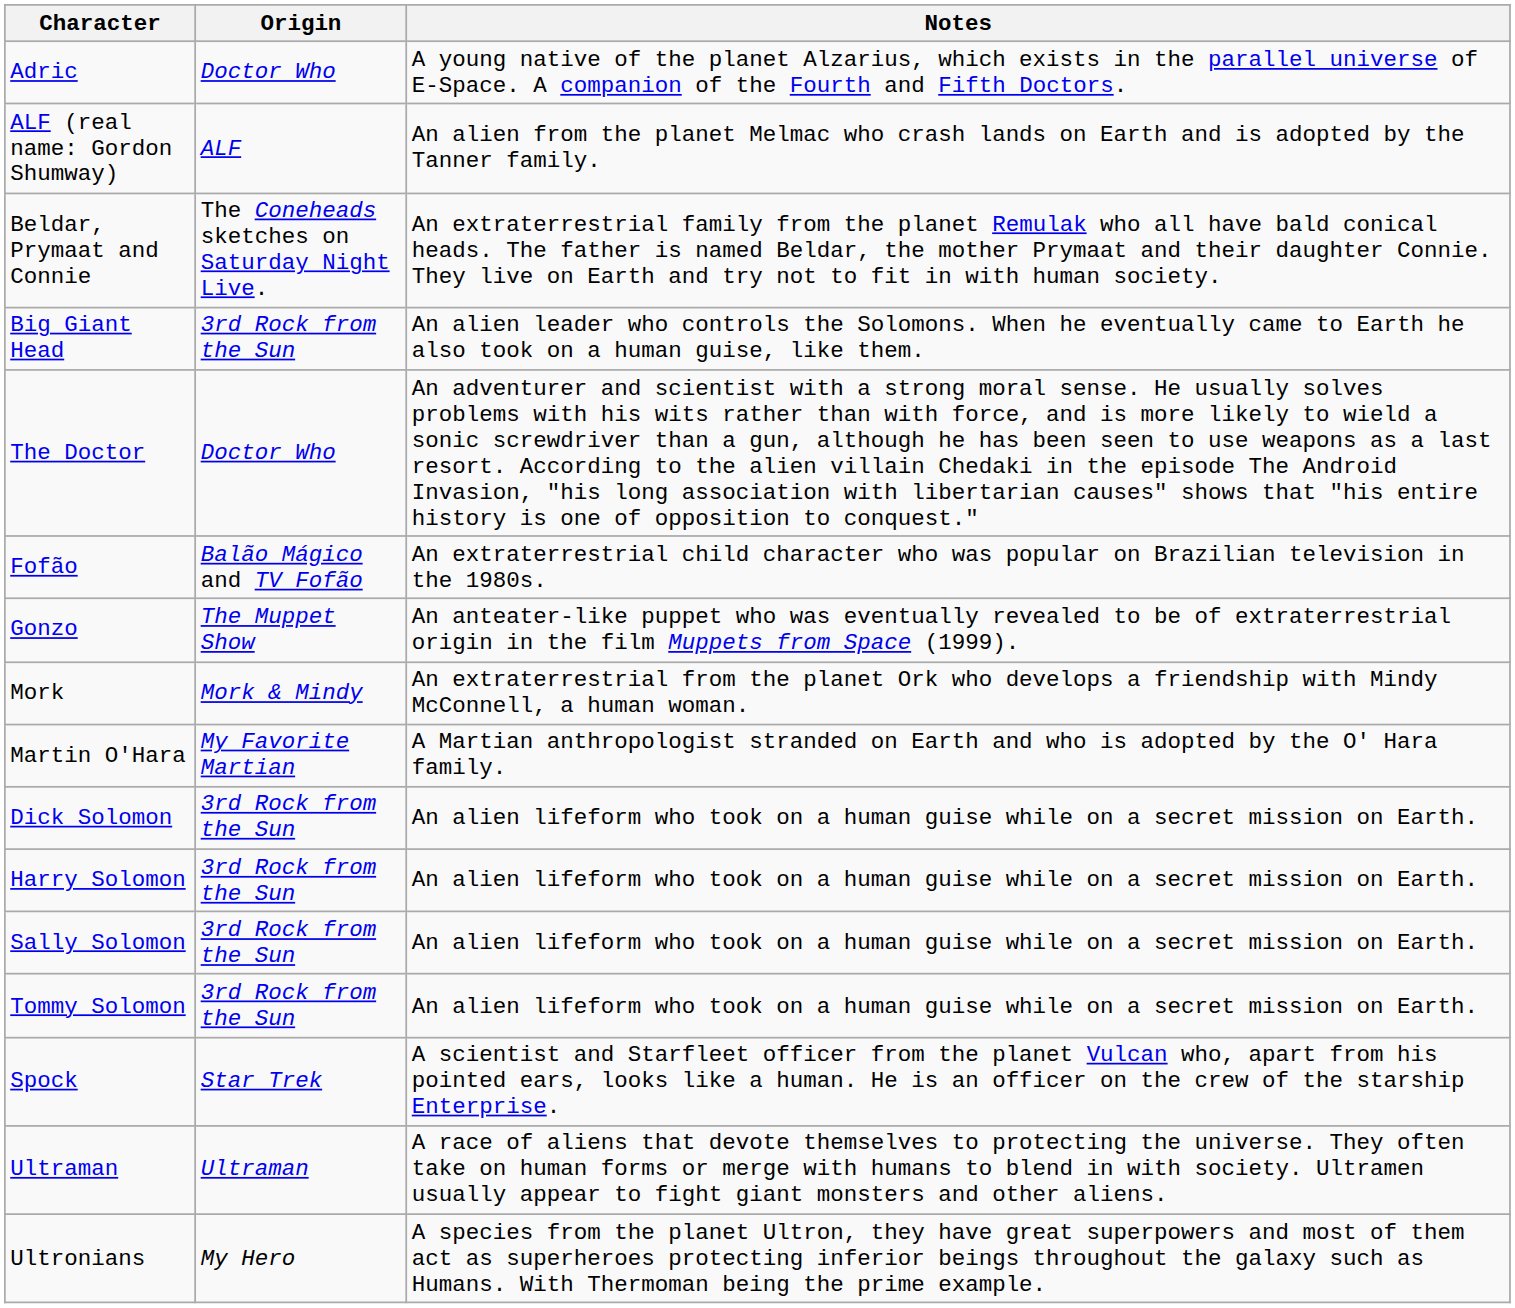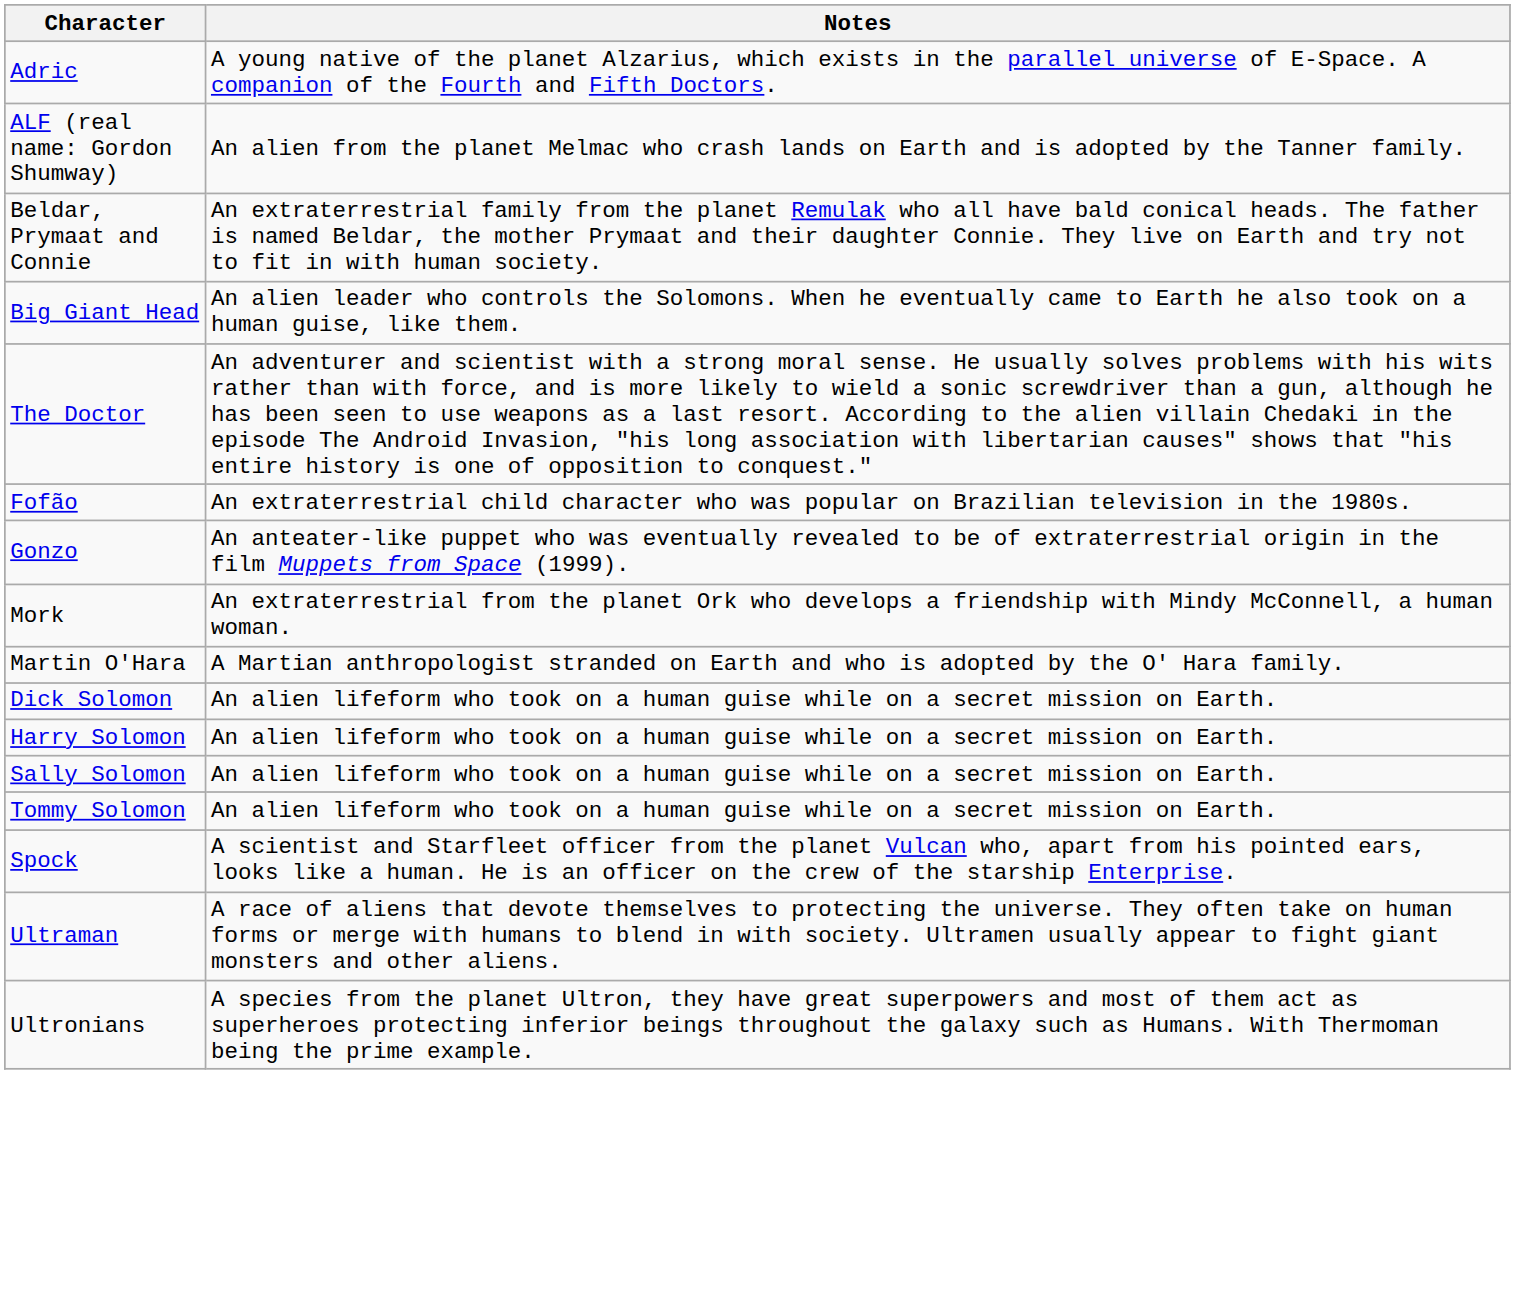- column: (301, 23)
